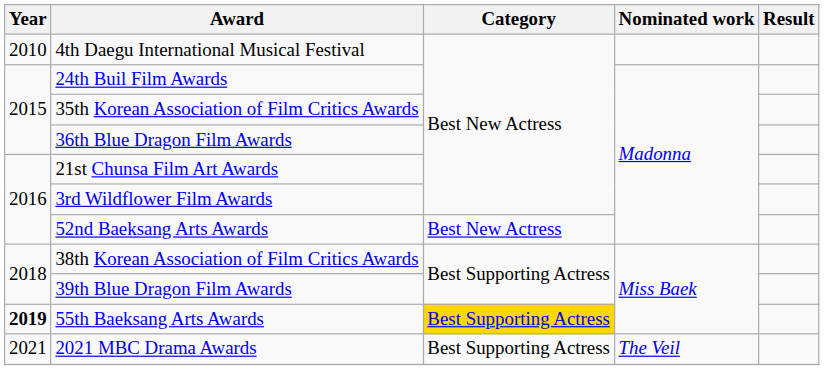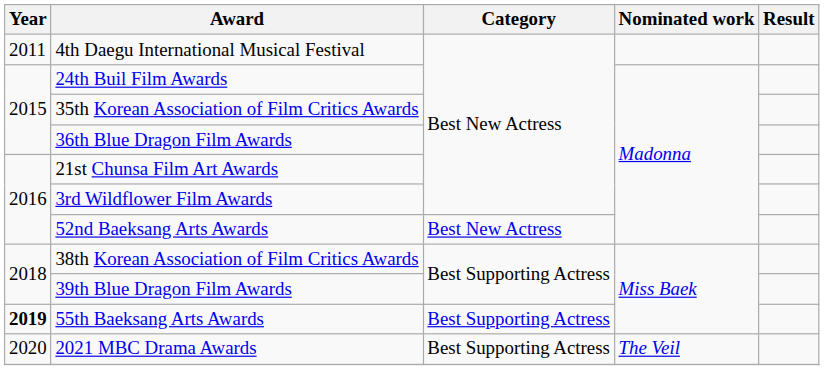(28, 49) 2010 -> (27, 49) 2011
(519, 318) gold background -> (519, 318) no background
(28, 348) 2021 -> (28, 348) 2020
